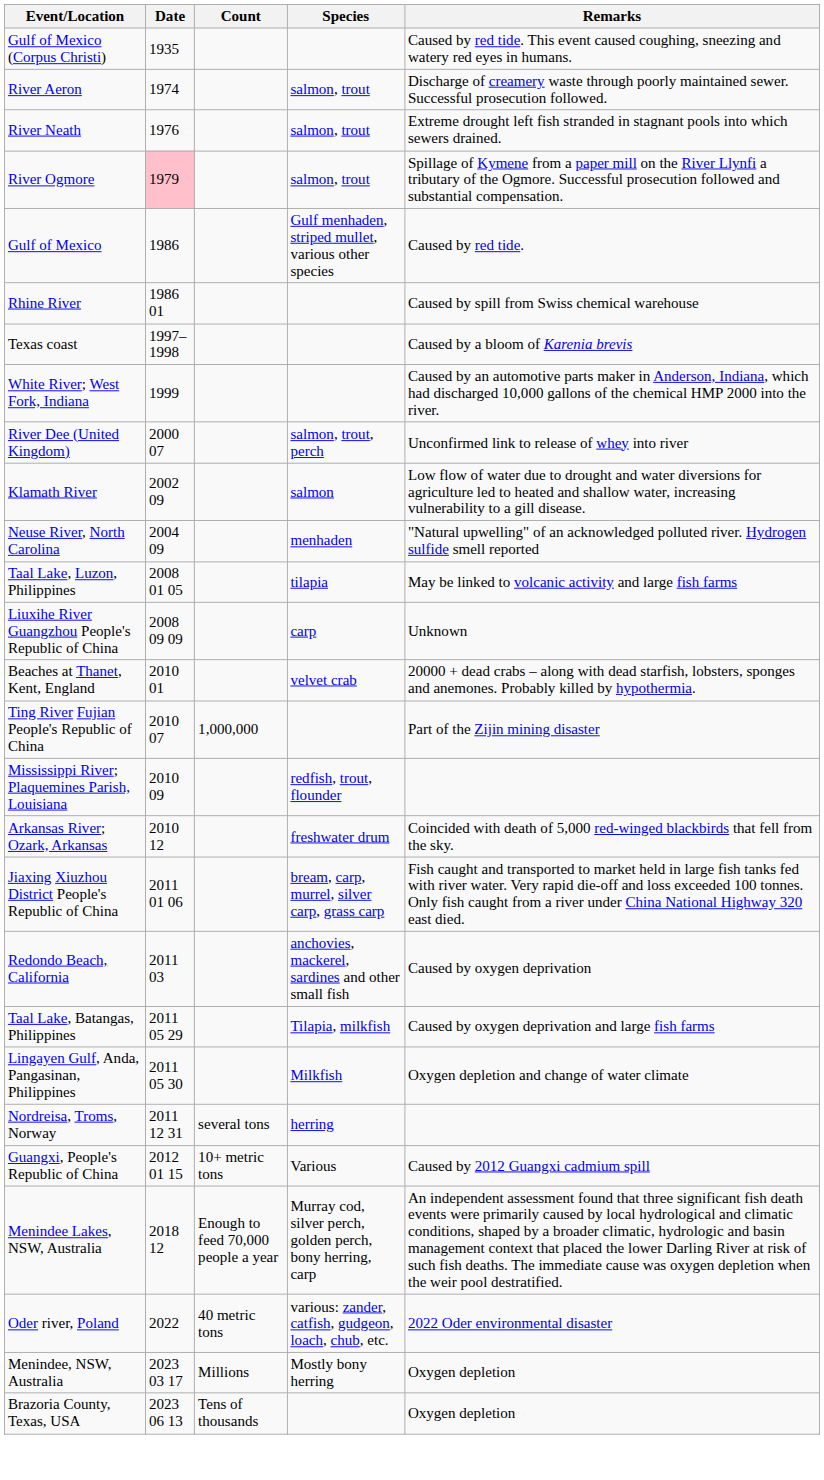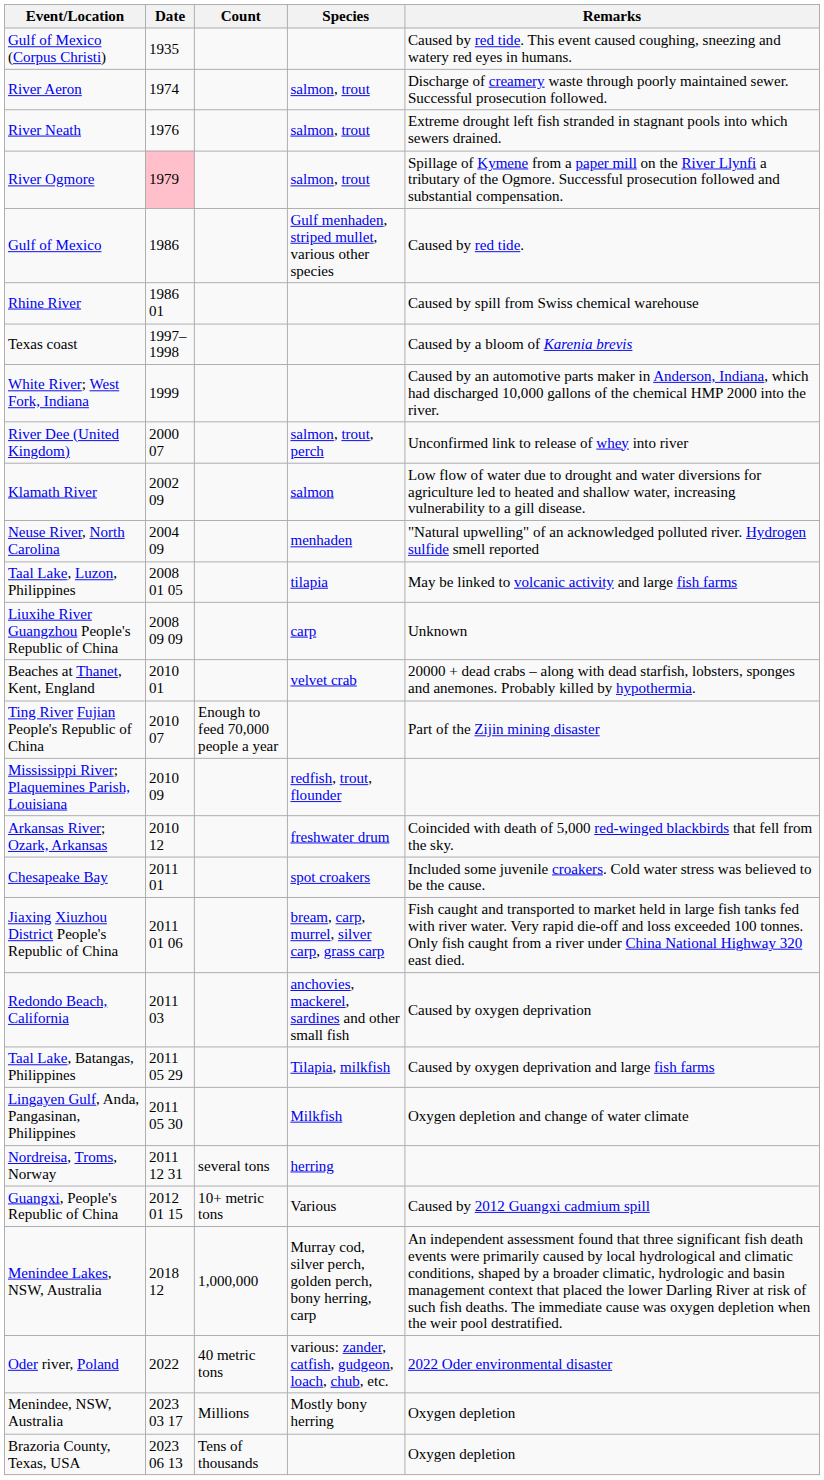(228, 729) 1,000,000 -> (238, 729) Enough to feed 70,000 people a year
+ row: (58, 877)
(238, 1240) Enough to feed 70,000 people a year -> (228, 1281) 1,000,000
